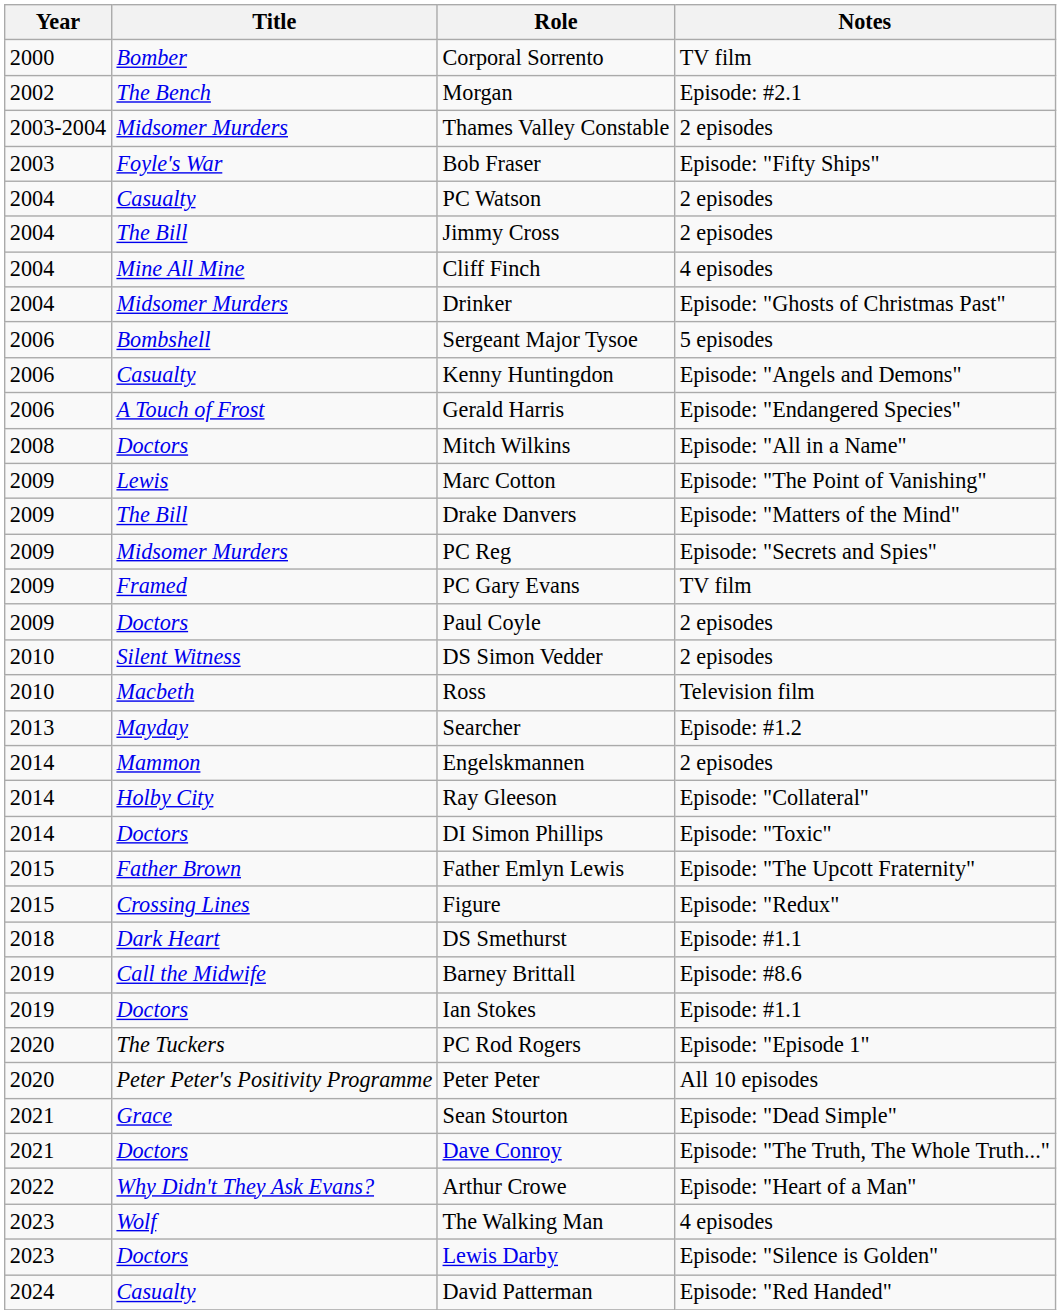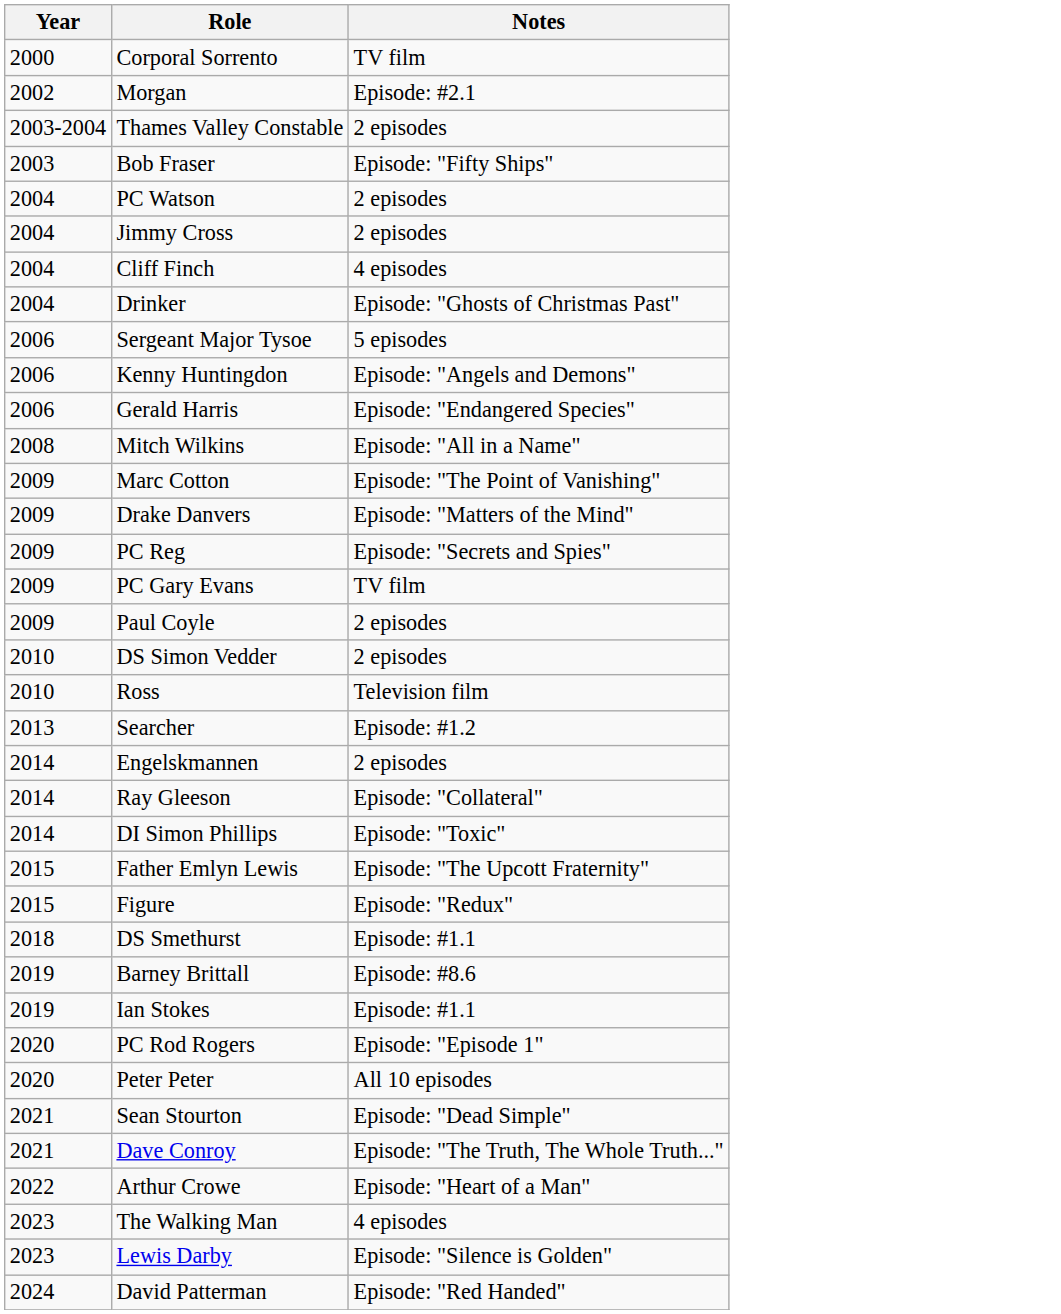- column: (274, 22)
